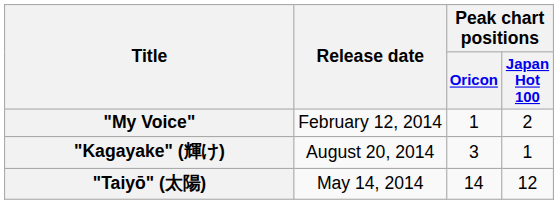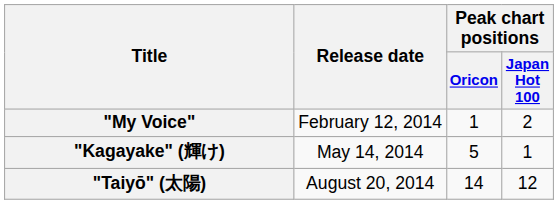(370, 152) August 20, 2014 -> (370, 152) May 14, 2014
(474, 152) 3 -> (474, 152) 5
(370, 183) May 14, 2014 -> (370, 183) August 20, 2014
